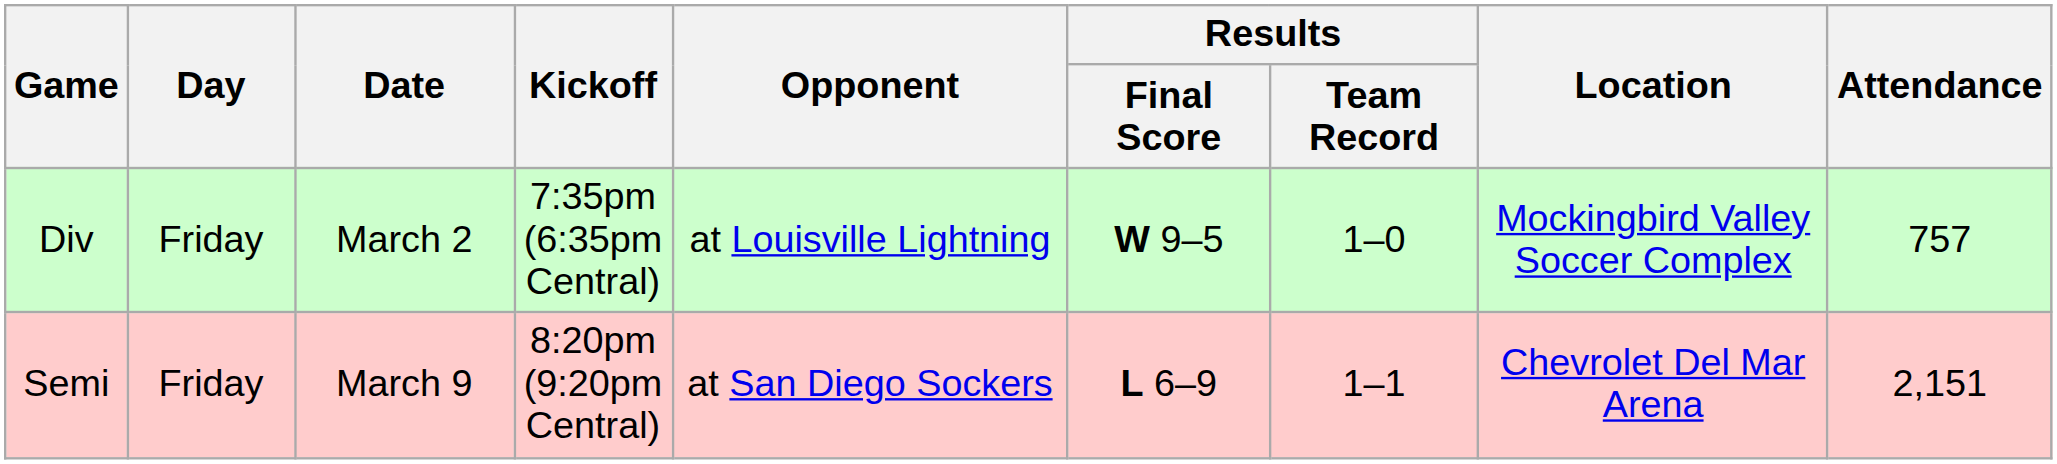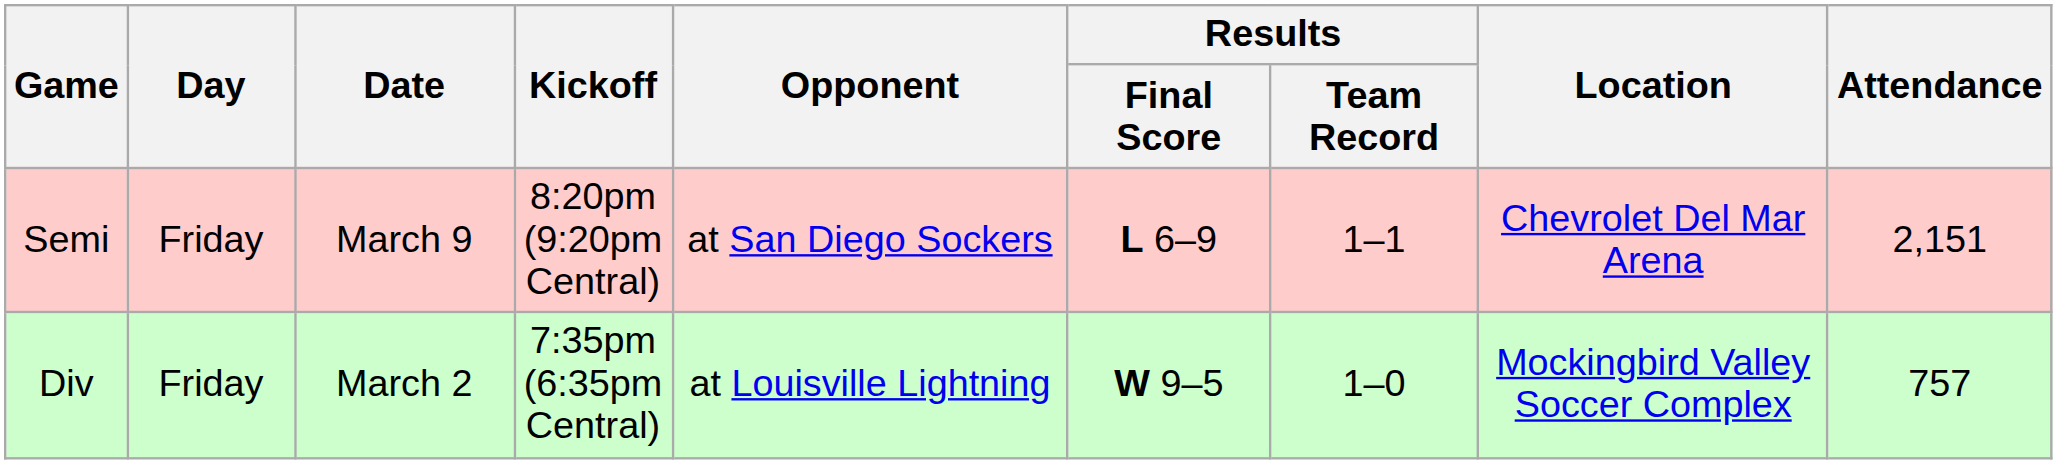rows swapped: (66, 239) <-> (66, 384)
